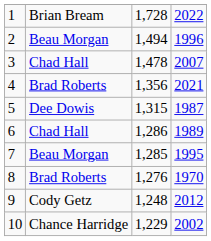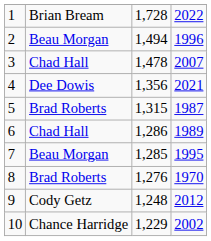(68, 85) Brad Roberts -> (62, 85) Dee Dowis
(62, 108) Dee Dowis -> (68, 108) Brad Roberts
